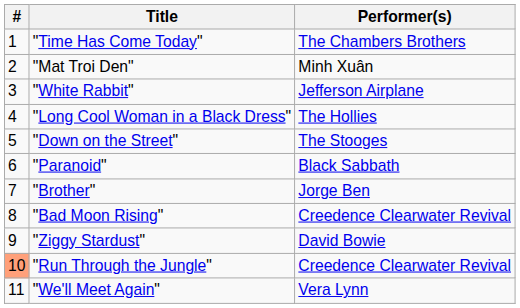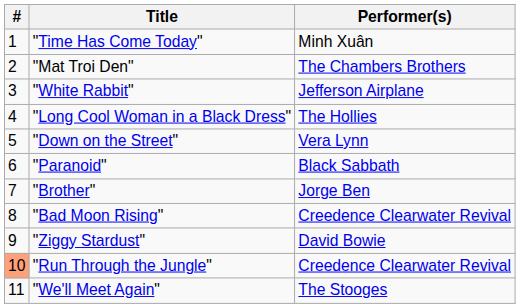(382, 41) The Chambers Brothers -> (336, 41) Minh Xuân
(336, 66) Minh Xuân -> (382, 66) The Chambers Brothers
(343, 141) The Stooges -> (333, 141) Vera Lynn
(333, 290) Vera Lynn -> (343, 290) The Stooges
